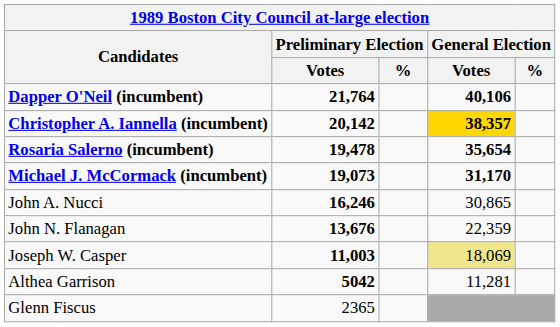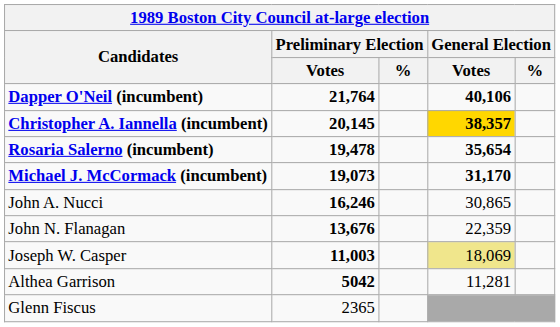(352, 123) 20,142 -> (352, 123) 20,145
